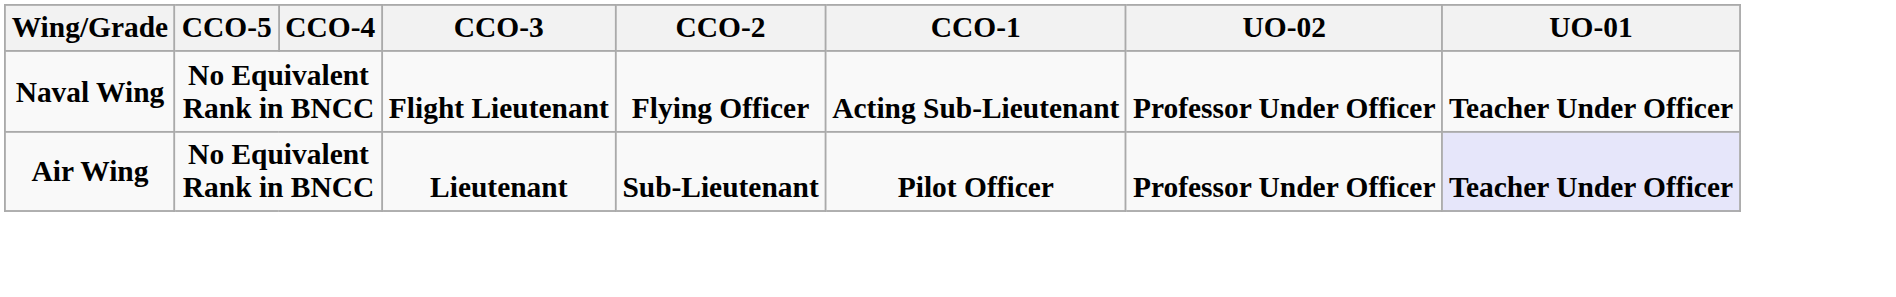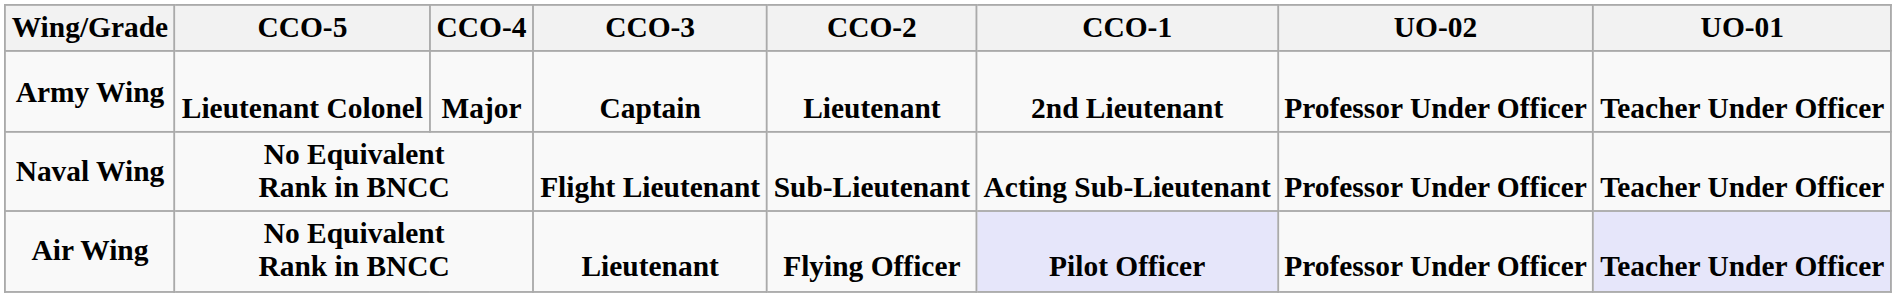+ row: (90, 91)
(721, 107) Flying Officer -> (872, 187) Sub-Lieutenant
(721, 187) Sub-Lieutenant -> (872, 267) Flying Officer
(976, 187) no background -> (1127, 267) lavender background
